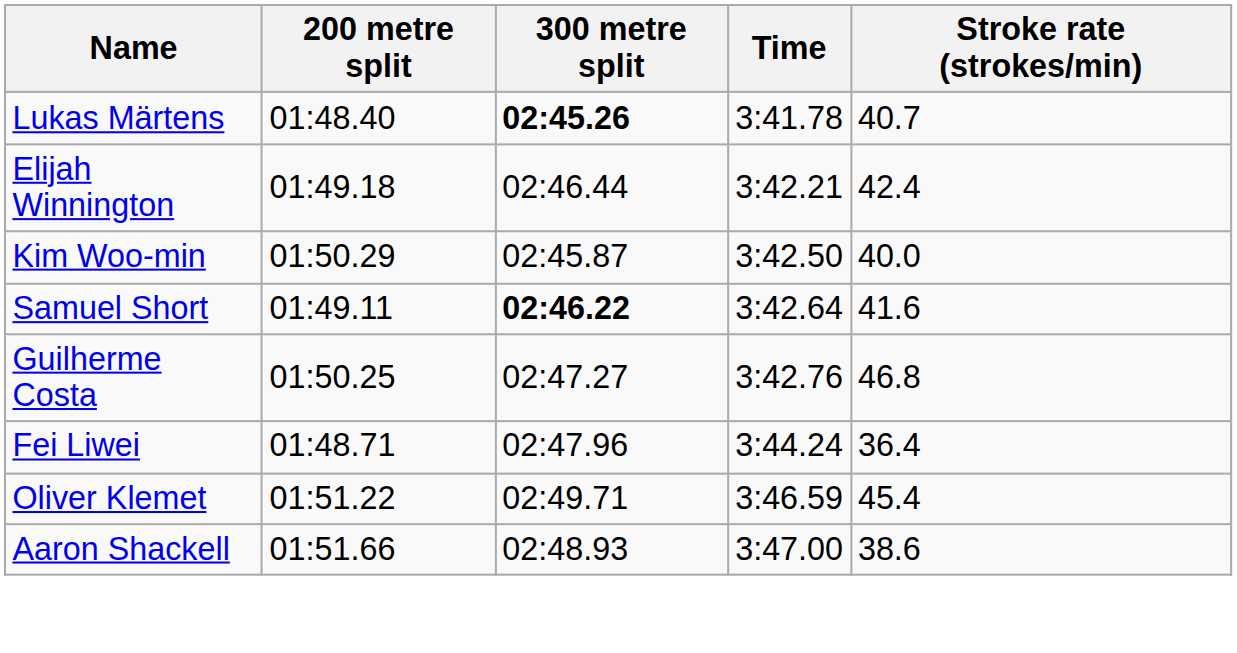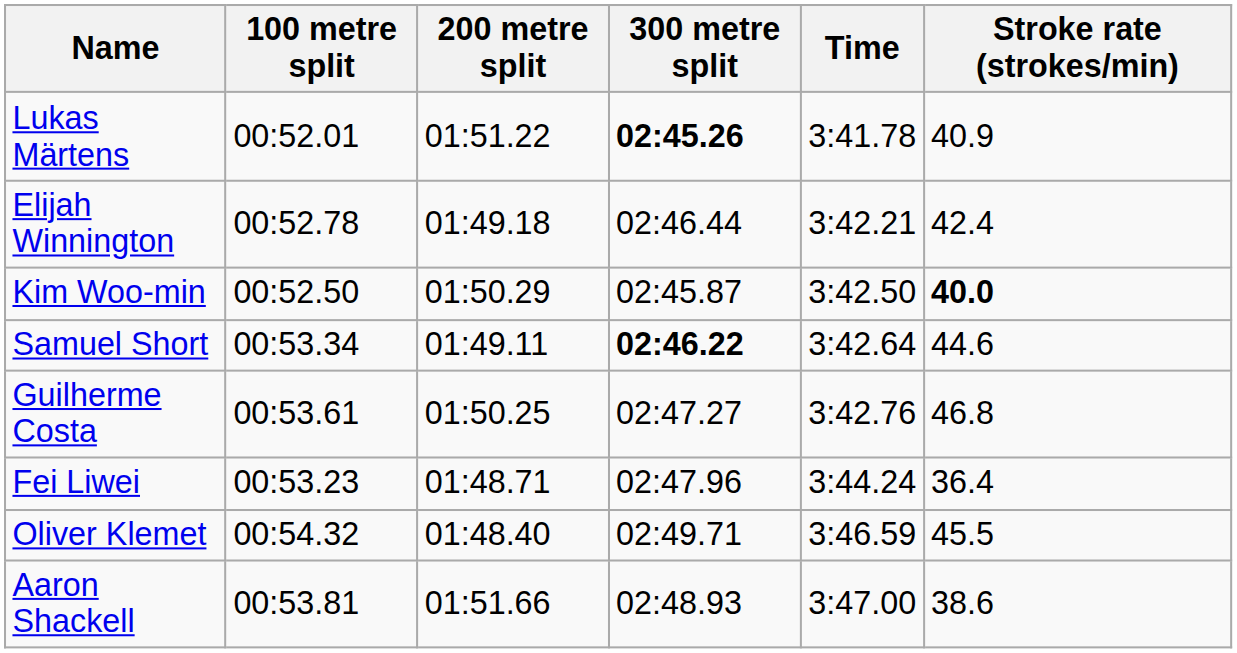+ column: (322, 48)
(333, 117) 01:48.40 -> (488, 135) 01:51.22
(889, 117) 40.7 -> (963, 135) 40.9
(889, 256) normal -> (963, 292) bold
(889, 307) 41.6 -> (963, 344) 44.6
(333, 498) 01:51.22 -> (488, 534) 01:48.40
(889, 498) 45.4 -> (963, 534) 45.5
